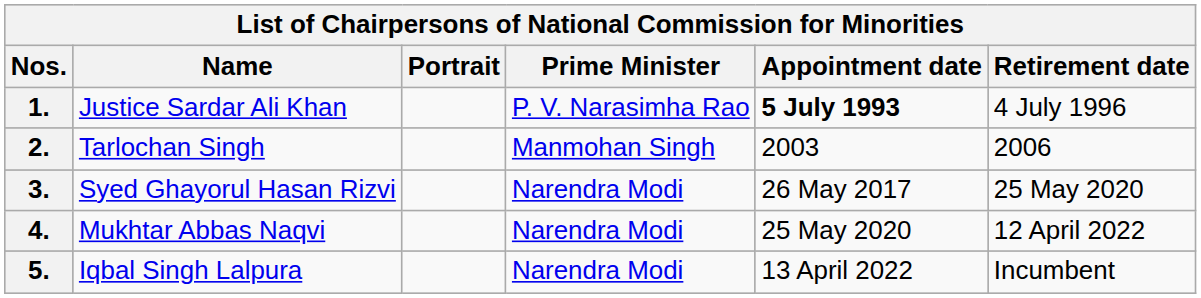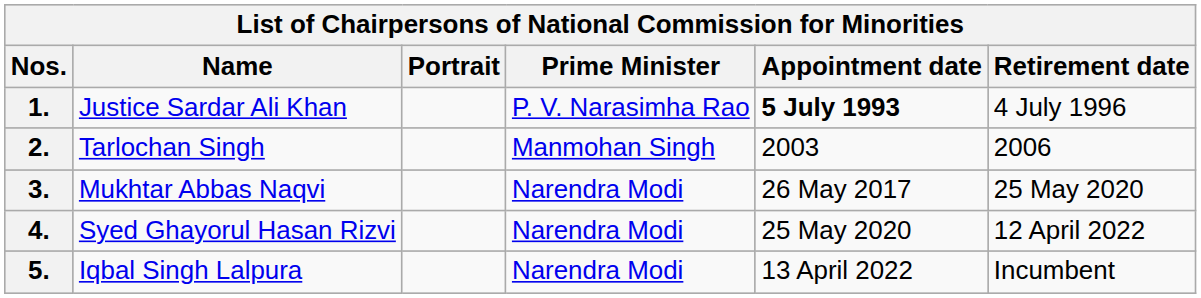(237, 189) Syed Ghayorul Hasan Rizvi -> (202, 189) Mukhtar Abbas Naqvi
(202, 230) Mukhtar Abbas Naqvi -> (237, 230) Syed Ghayorul Hasan Rizvi
